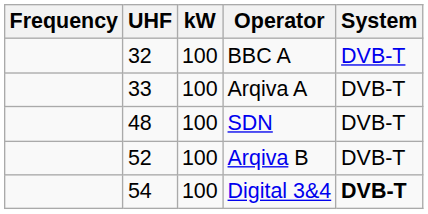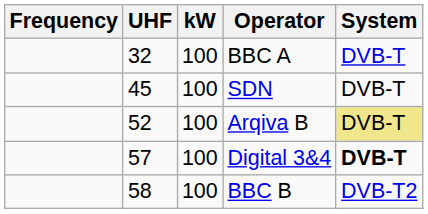- row: (267, 89)
(140, 123) 48 -> (140, 89) 45
(373, 157) no background -> (373, 123) khaki background
(140, 191) 54 -> (140, 157) 57
+ row: (260, 191)
